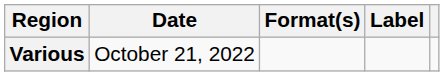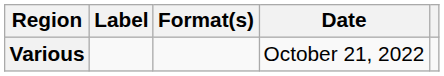columns swapped: (175, 20) <-> (397, 20)
